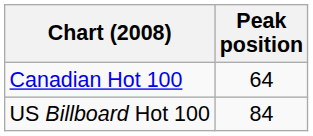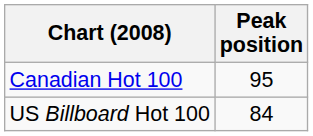(261, 79) 64 -> (261, 79) 95
